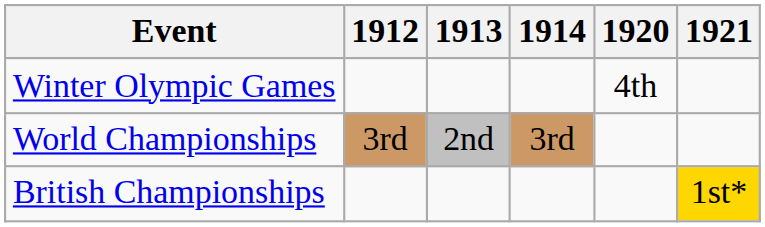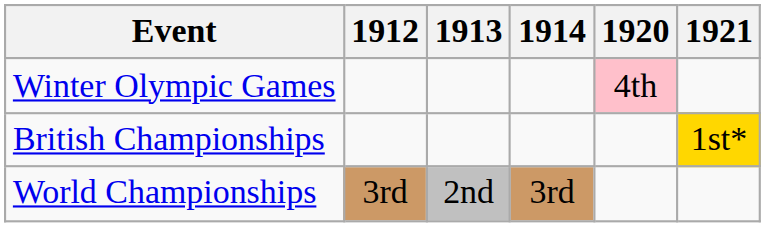(636, 85) no background -> (636, 85) pink background
rows swapped: (165, 138) <-> (169, 192)
